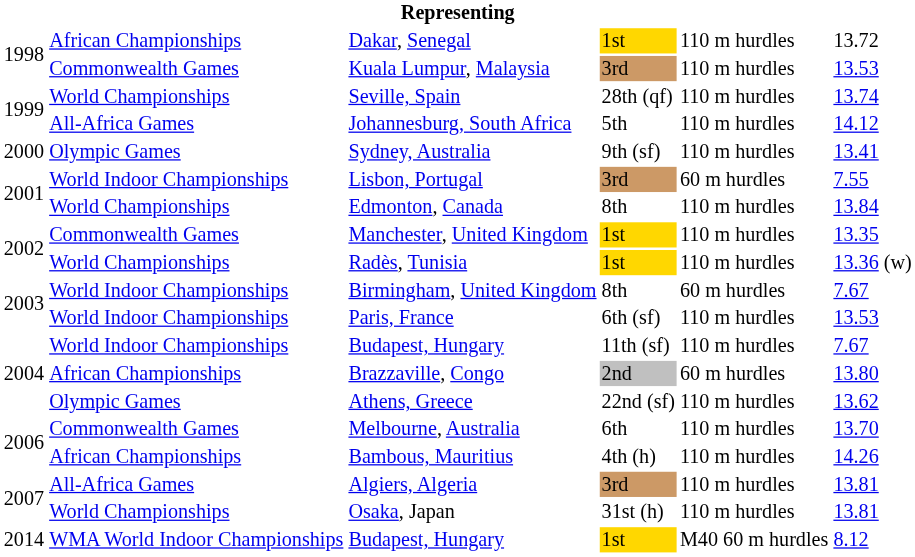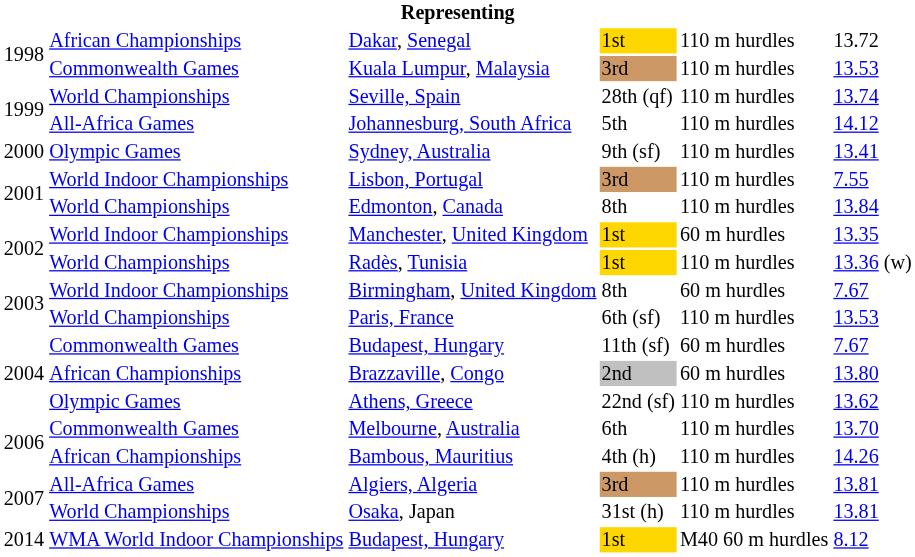(733, 179) 60 m hurdles -> (737, 179) 110 m hurdles
(144, 234) Commonwealth Games -> (169, 234) World Indoor Championships
(737, 234) 110 m hurdles -> (733, 234) 60 m hurdles
(169, 317) World Indoor Championships -> (139, 317) World Championships
(169, 345) World Indoor Championships -> (144, 345) Commonwealth Games
(737, 345) 110 m hurdles -> (733, 345) 60 m hurdles
